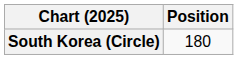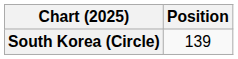(198, 41) 180 -> (198, 41) 139
